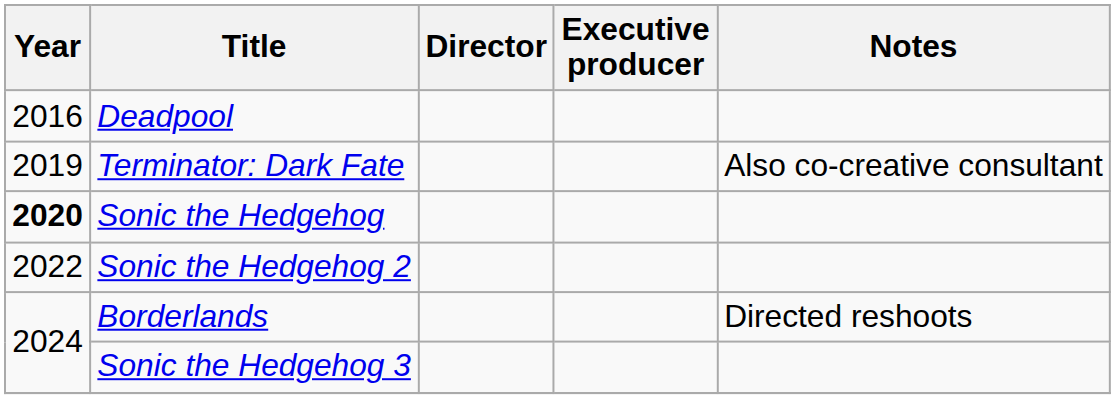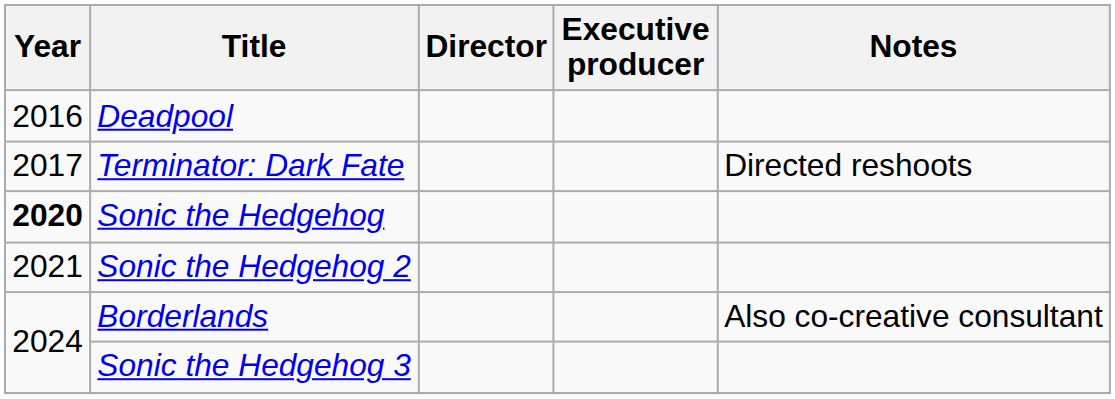(48, 165) 2019 -> (48, 165) 2017
(913, 165) Also co-creative consultant -> (848, 165) Directed reshoots
(48, 266) 2022 -> (48, 266) 2021
(848, 316) Directed reshoots -> (913, 316) Also co-creative consultant
